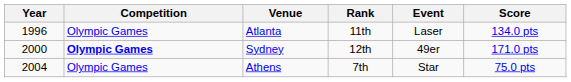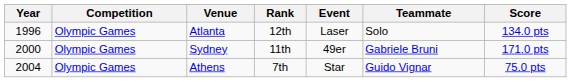+ column: (424, 13)
(360, 31) 11th -> (280, 31) 12th
(110, 49) bold -> (95, 49) normal
(360, 49) 12th -> (280, 49) 11th
